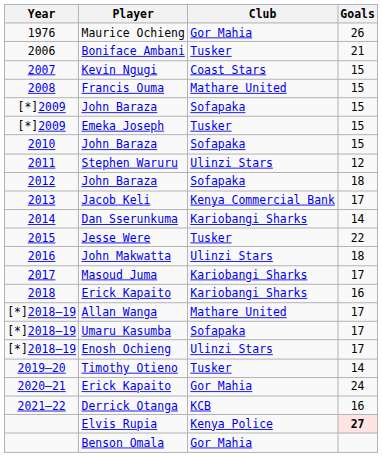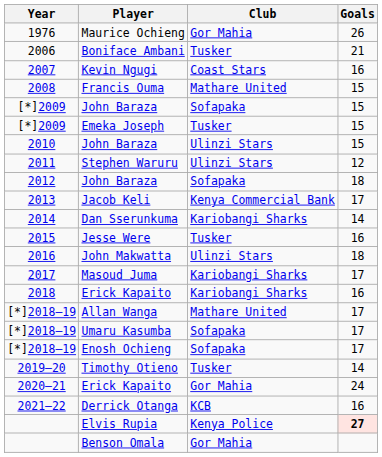(358, 70) 15 -> (358, 70) 16
(218, 144) Sofapaka -> (232, 144) Ulinzi Stars
(358, 238) 22 -> (358, 238) 16
(232, 349) Ulinzi Stars -> (218, 349) Sofapaka
